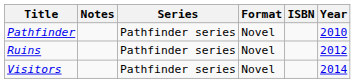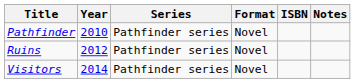columns swapped: (334, 14) <-> (98, 14)
